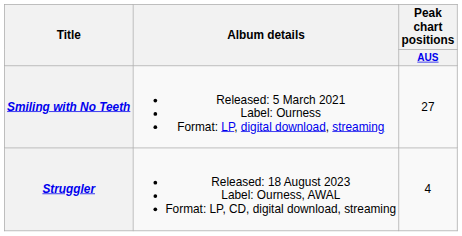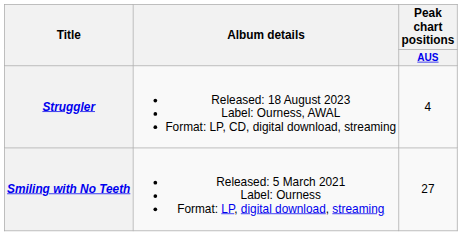rows swapped: (69, 106) <-> (69, 189)
